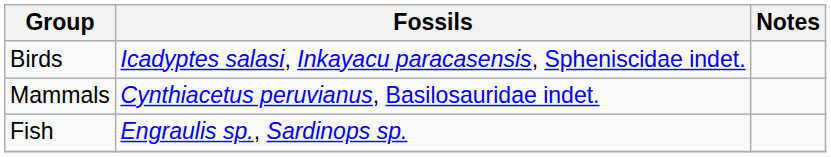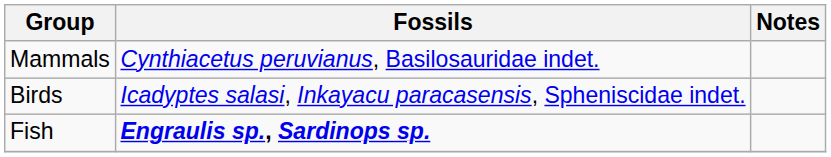rows swapped: (60, 95) <-> (36, 59)
(264, 132) normal -> (275, 132) bold
